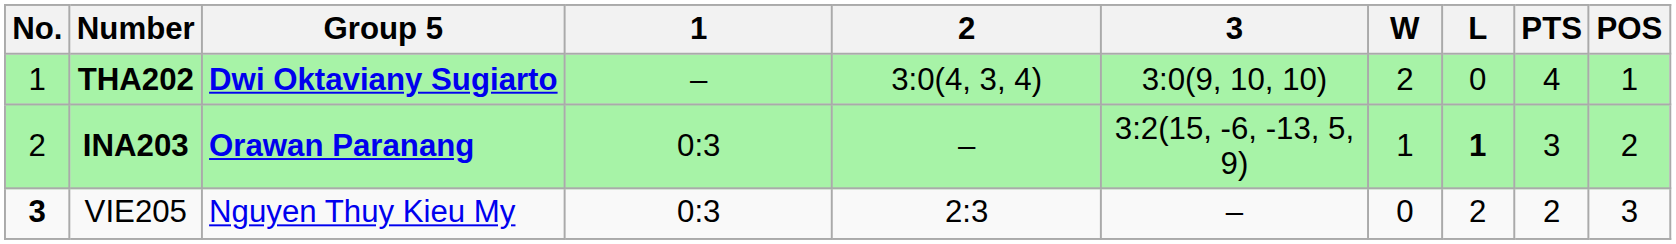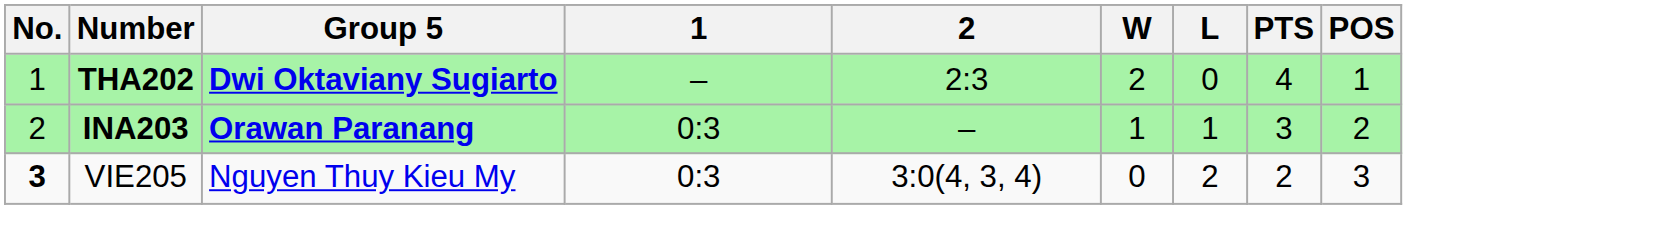- column: (1234, 29)
(967, 78) 3:0(4, 3, 4) -> (967, 78) 2:3
(1478, 145) bold -> (1210, 128) normal
(967, 212) 2:3 -> (967, 177) 3:0(4, 3, 4)
